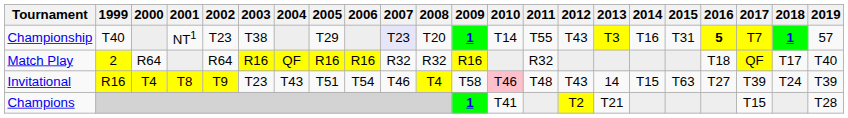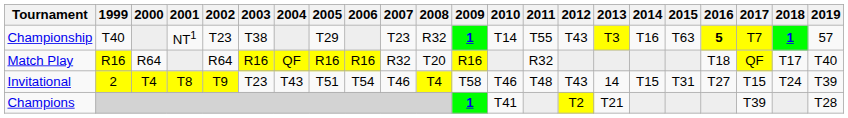(399, 37) lavender background -> (399, 37) no background
(434, 37) T20 -> (434, 37) R32
(683, 37) T31 -> (683, 37) T63
(113, 60) 2 -> (113, 60) R16
(434, 60) R32 -> (434, 60) T20
(113, 81) R16 -> (113, 81) 2
(506, 81) pink background -> (506, 81) no background
(683, 81) T63 -> (683, 81) T31
(754, 81) T39 -> (754, 81) T15
(754, 102) T15 -> (754, 102) T39
